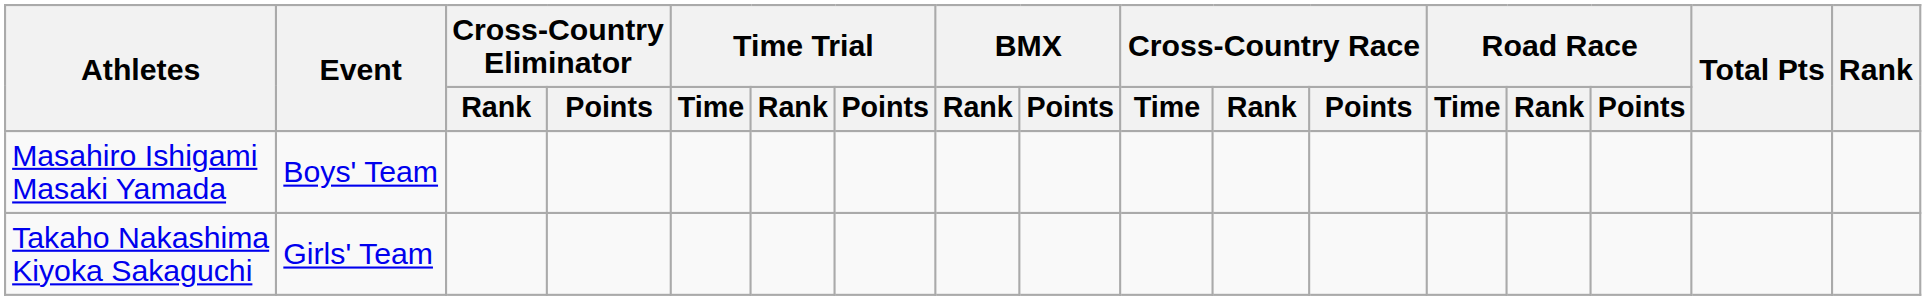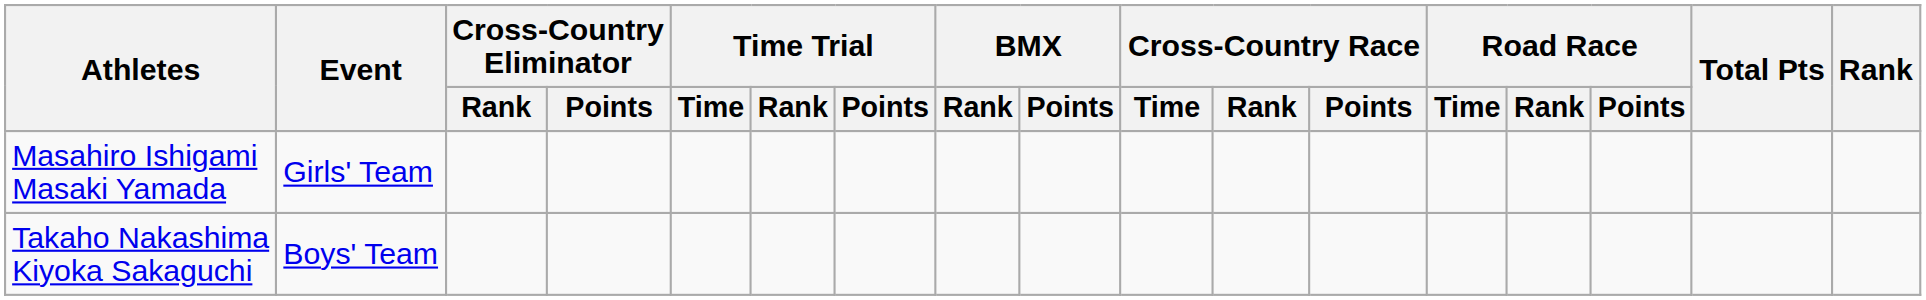(361, 173) Boys' Team -> (358, 173) Girls' Team
(358, 254) Girls' Team -> (361, 254) Boys' Team
